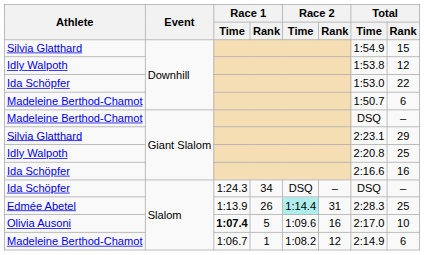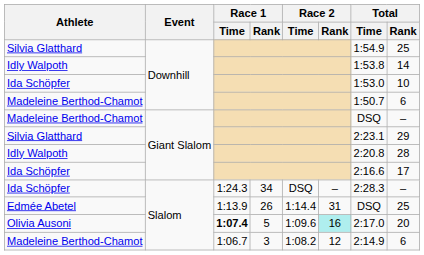(403, 49) 15 -> (403, 49) 25
(403, 66) 12 -> (403, 66) 14
(403, 84) 22 -> (403, 84) 10
(403, 154) 25 -> (403, 154) 28
(403, 171) 16 -> (403, 171) 17
(369, 189) DSQ -> (369, 189) 2:28.3
(301, 206) paleturquoise background -> (301, 206) no background
(369, 206) 2:28.3 -> (369, 206) DSQ
(335, 224) no background -> (335, 224) paleturquoise background
(403, 224) 10 -> (403, 224) 20
(267, 241) 1 -> (267, 241) 3
